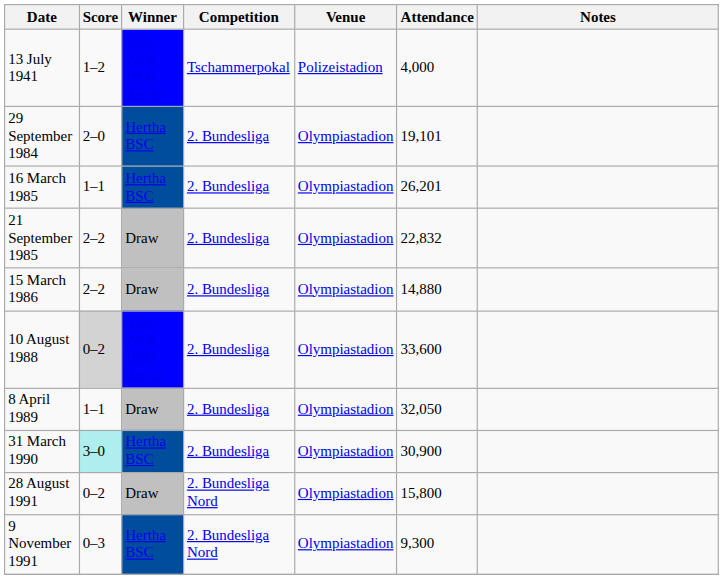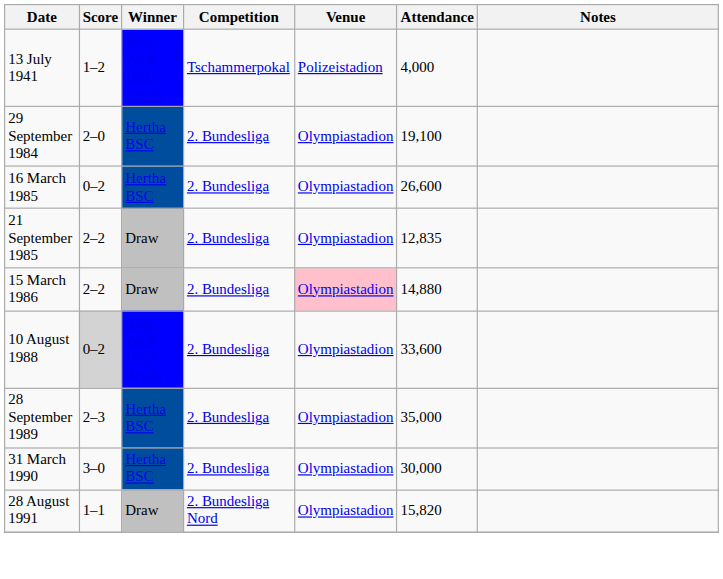(421, 136) 19,101 -> (421, 136) 19,100
(94, 187) 1–1 -> (94, 187) 0–2
(421, 187) 26,201 -> (421, 187) 26,600
(421, 238) 22,832 -> (421, 238) 12,835
(346, 289) no background -> (346, 289) pink background
- row: (29, 408)
+ row: (40, 417)
(94, 450) paleturquoise background -> (94, 468) no background
(421, 450) 30,900 -> (421, 468) 30,000
(94, 493) 0–2 -> (94, 510) 1–1
(421, 493) 15,800 -> (421, 510) 15,820
- row: (40, 544)
